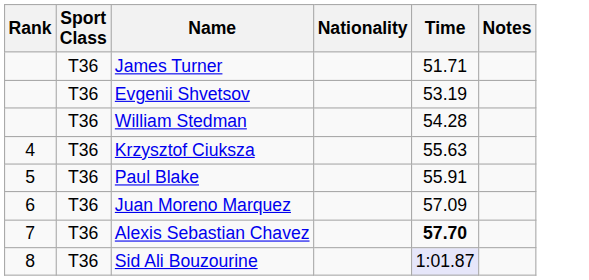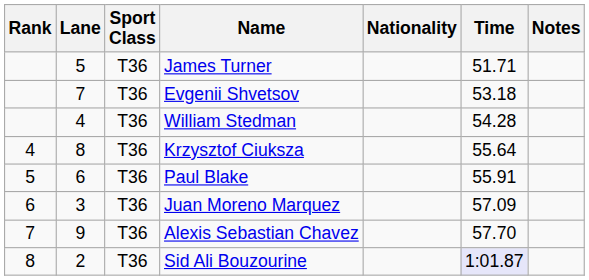+ column: (80, 28)
(445, 94) 53.19 -> (494, 94) 53.18
(445, 149) 55.63 -> (494, 149) 55.64
(445, 233) bold -> (494, 233) normal
